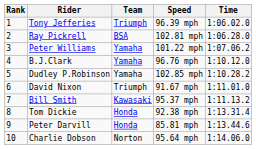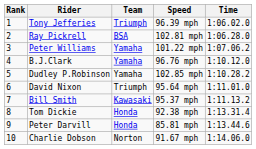(177, 88) 91.67 mph -> (177, 88) 95.64 mph
(177, 139) 95.64 mph -> (177, 139) 91.67 mph
